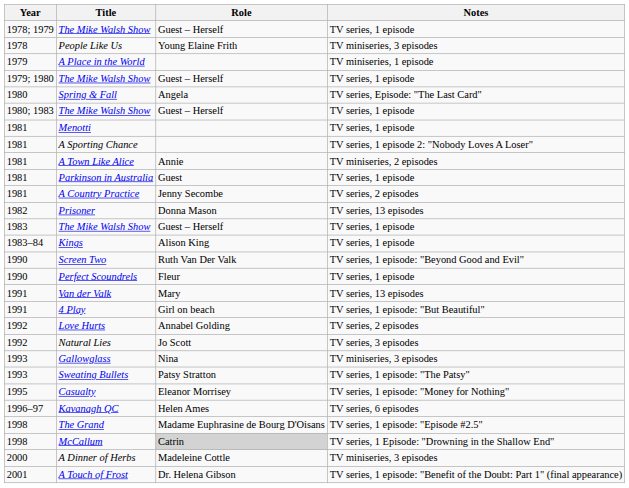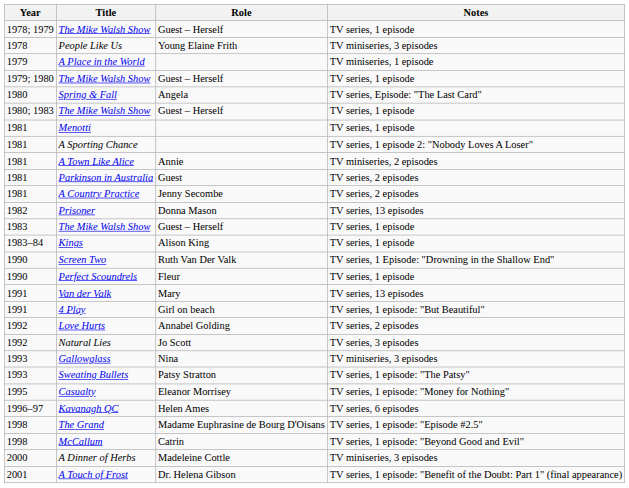(372, 177) TV series, 1 episode -> (374, 177) TV series, 2 episodes
(427, 260) TV series, 1 episode: "Beyond Good and Evil" -> (442, 260) TV series, 1 Episode: "Drowning in the Shallow End"
(171, 441) lightgrey background -> (171, 441) no background
(442, 441) TV series, 1 Episode: "Drowning in the Shallow End" -> (427, 441) TV series, 1 episode: "Beyond Good and Evil"
